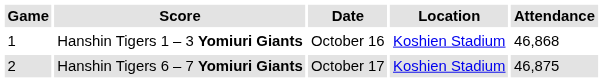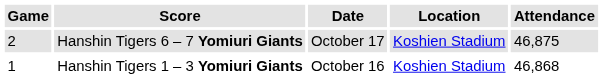rows swapped: (180, 41) <-> (180, 66)
